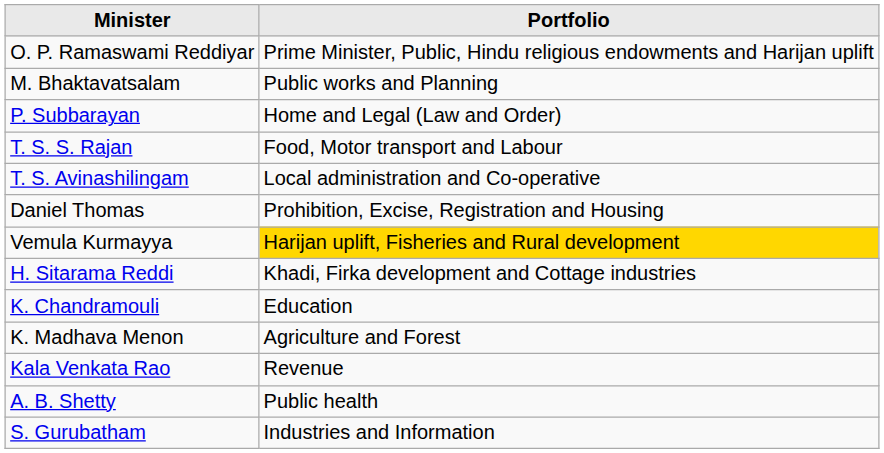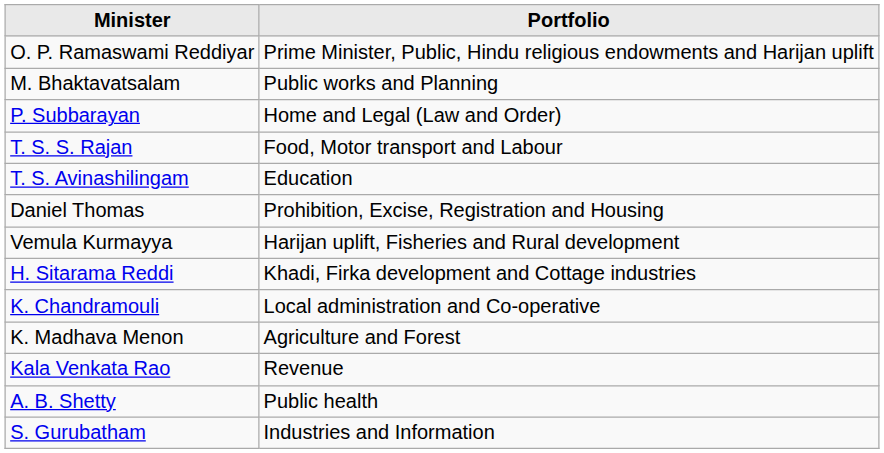(432, 178) Local administration and Co-operative -> (308, 178) Education
(471, 242) gold background -> (471, 242) no background
(308, 305) Education -> (432, 305) Local administration and Co-operative
